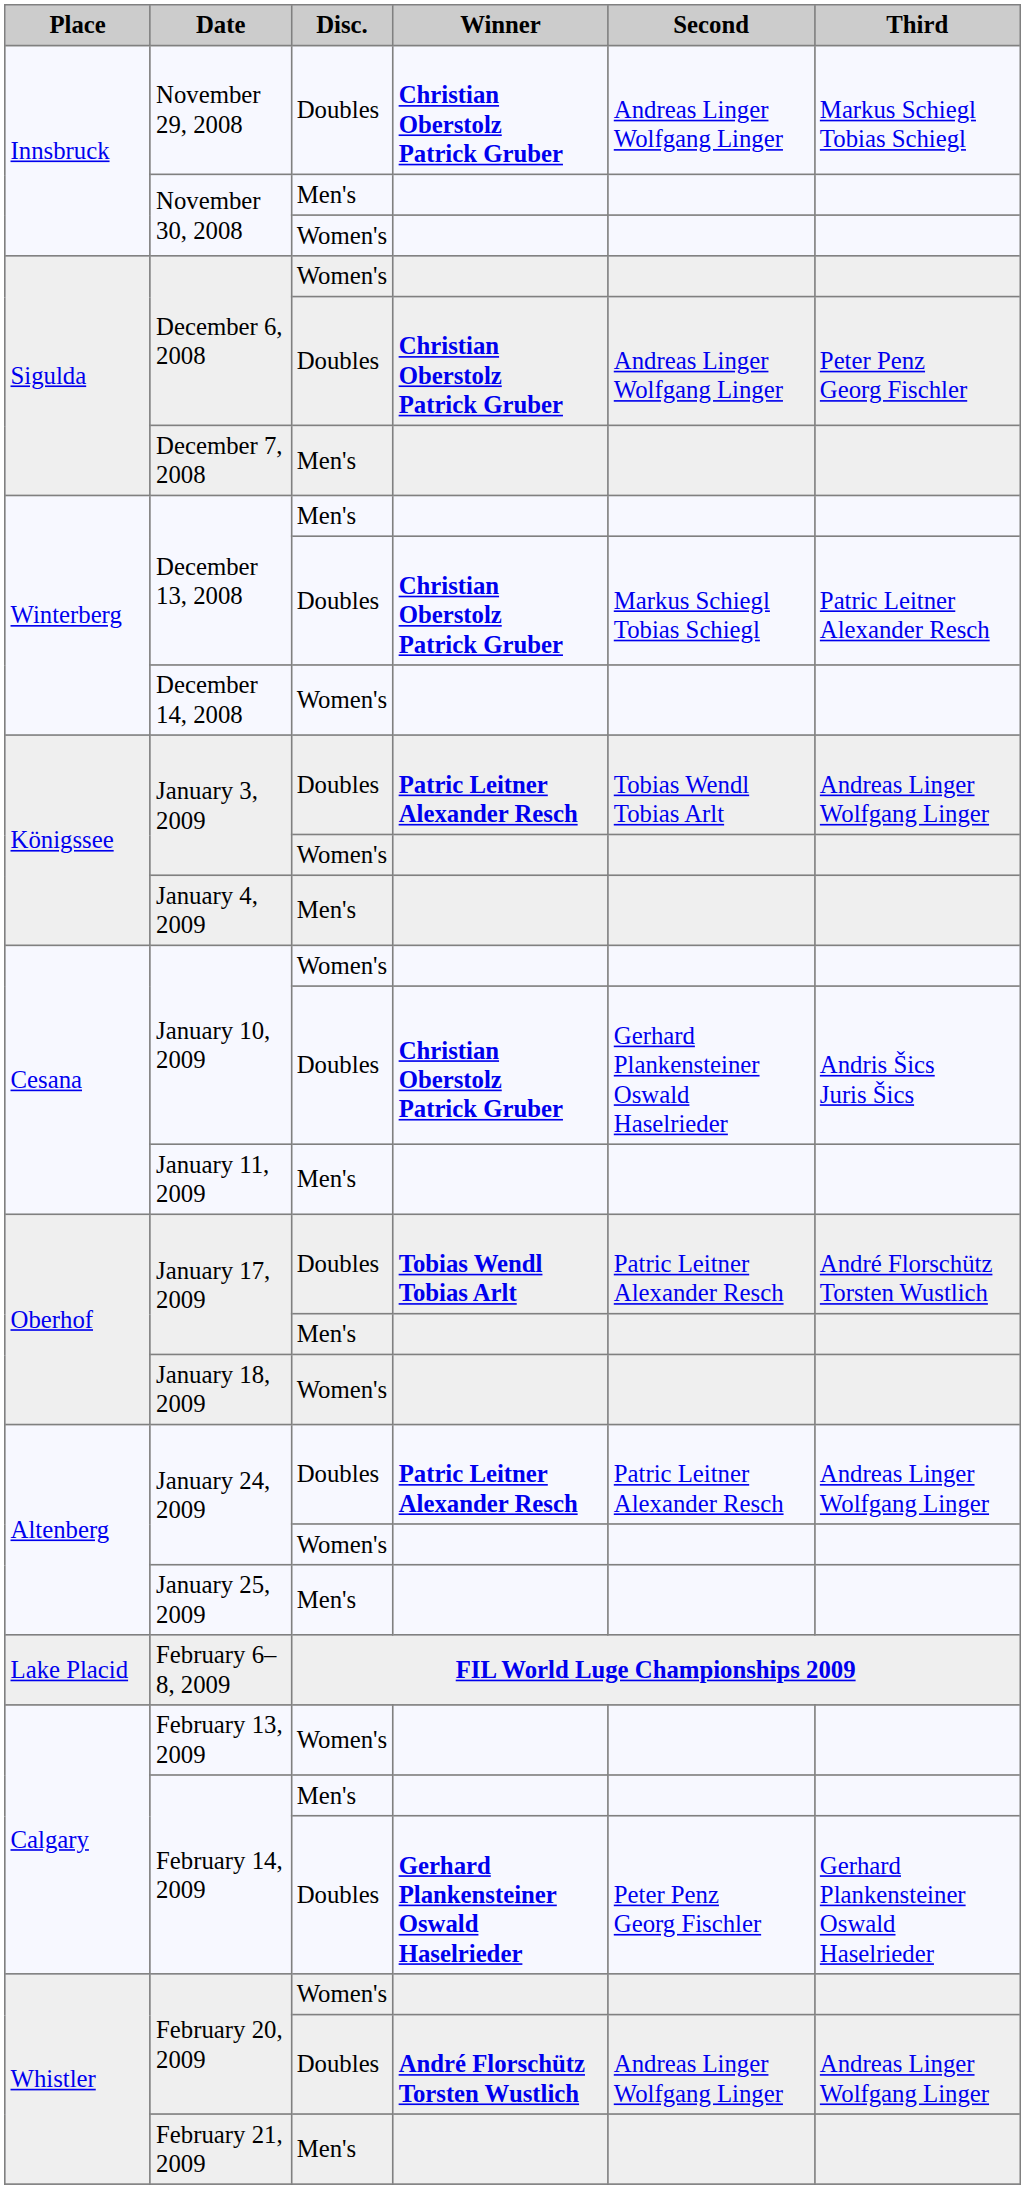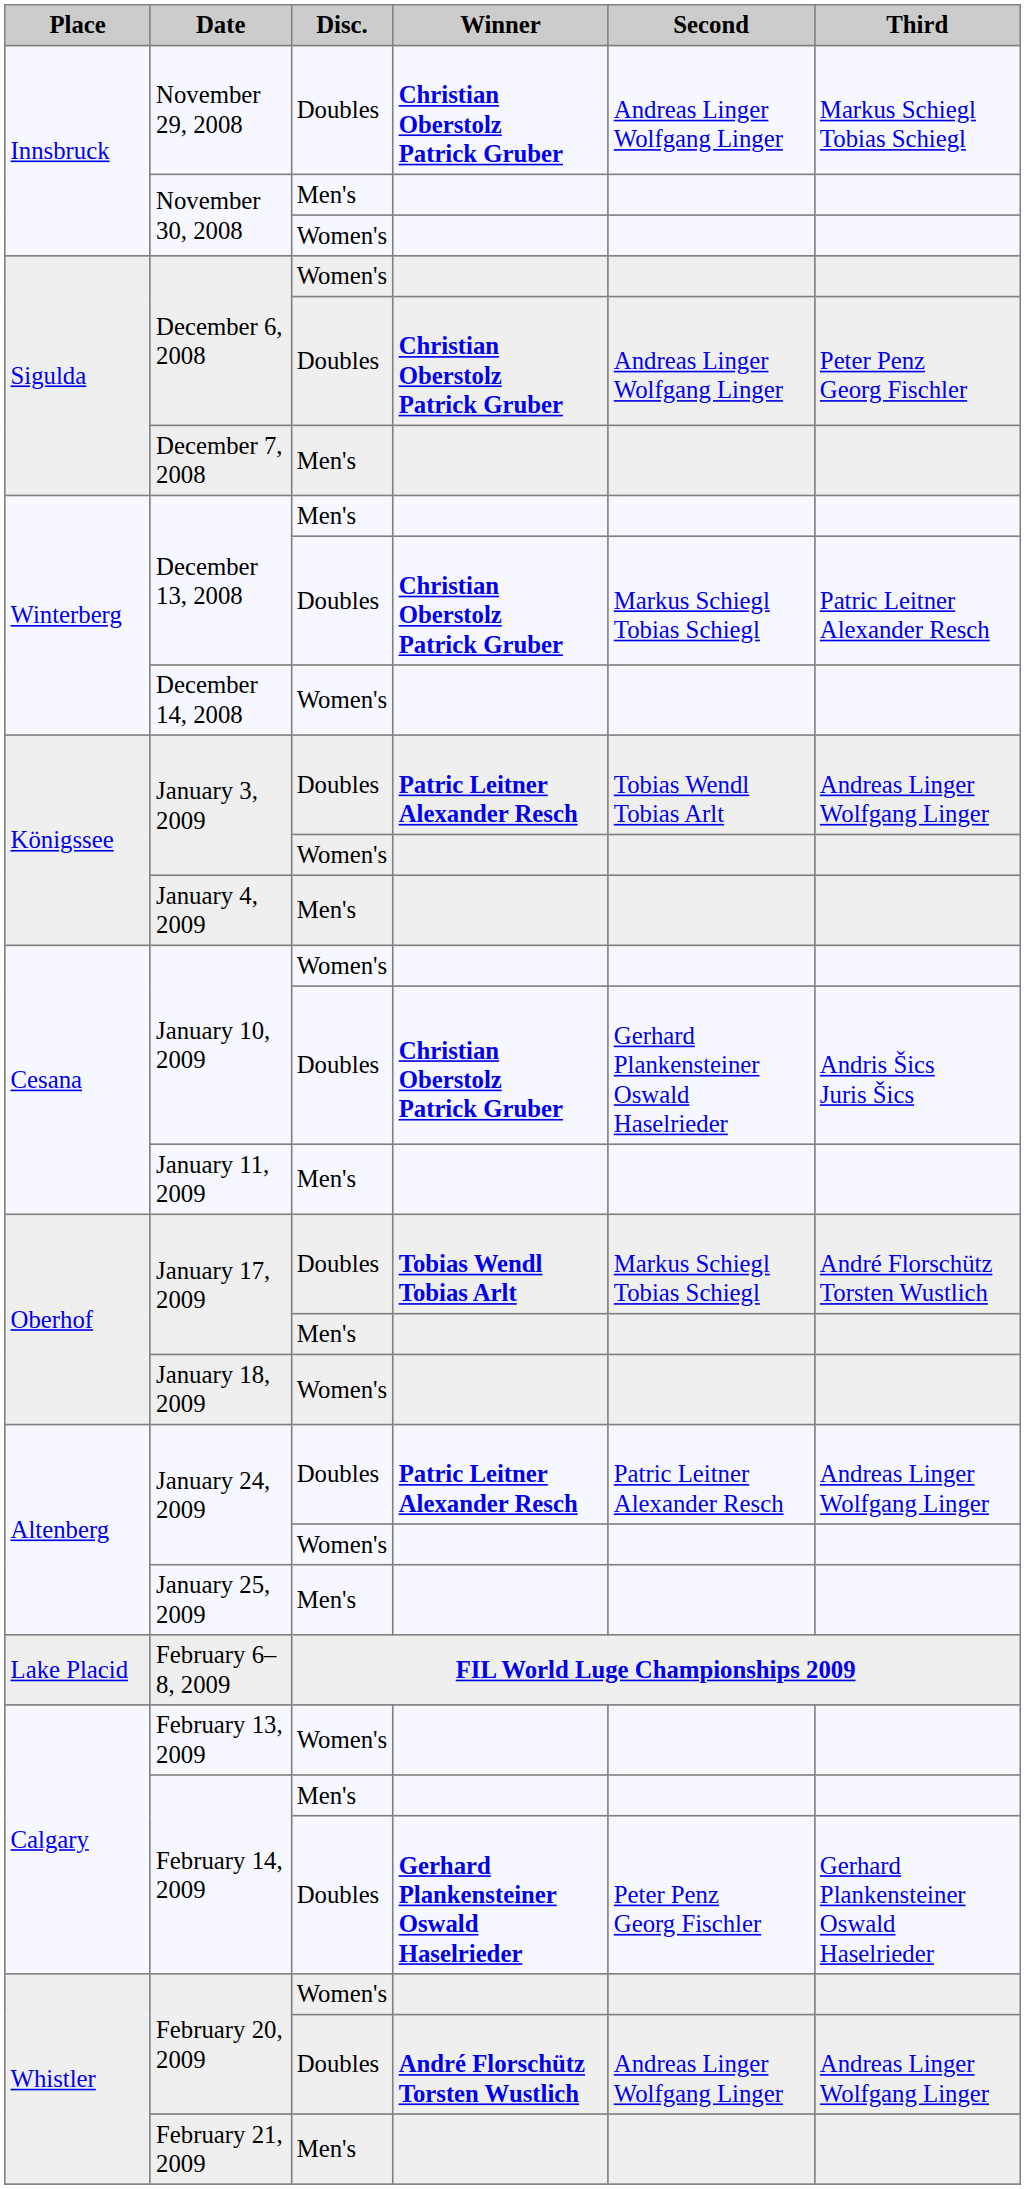(699, 1278) Patric Leitner Alexander Resch -> (692, 1278) Markus Schiegl Tobias Schiegl
